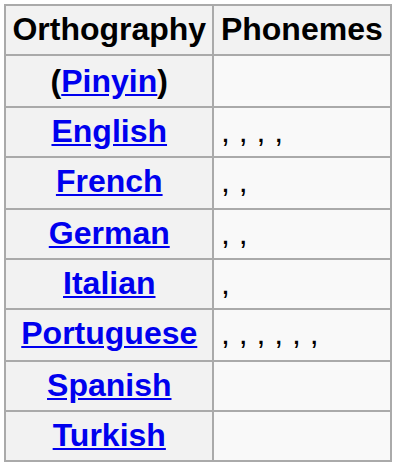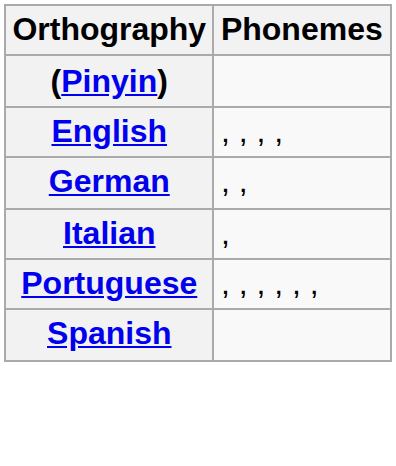- row: (109, 182)
- row: (109, 435)
